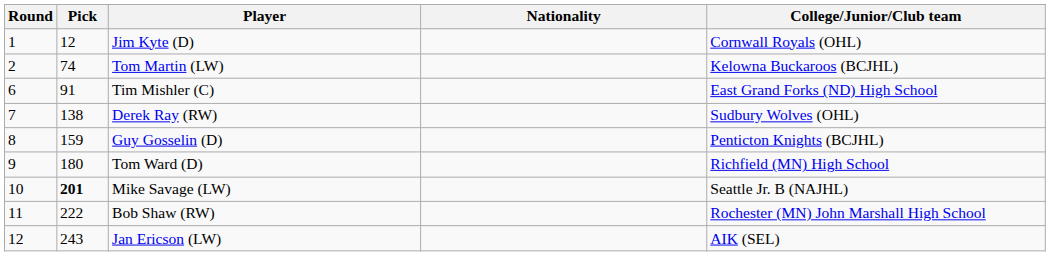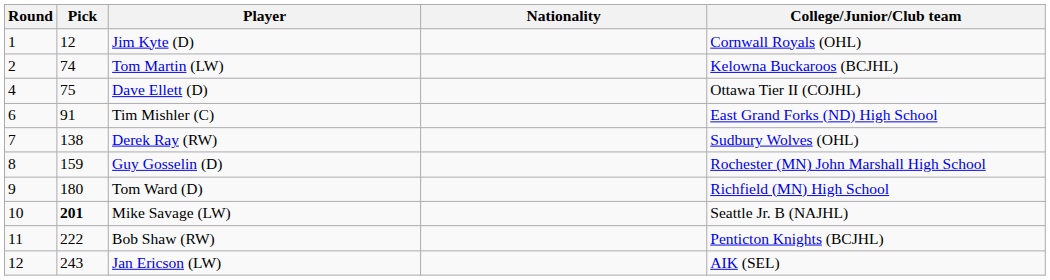+ row: (160, 90)
(797, 139) Penticton Knights (BCJHL) -> (848, 164) Rochester (MN) John Marshall High School
(848, 213) Rochester (MN) John Marshall High School -> (797, 238) Penticton Knights (BCJHL)
